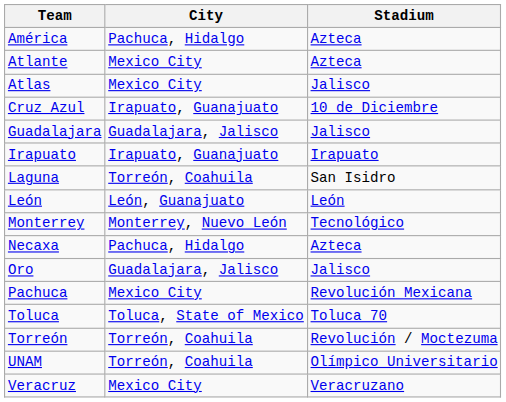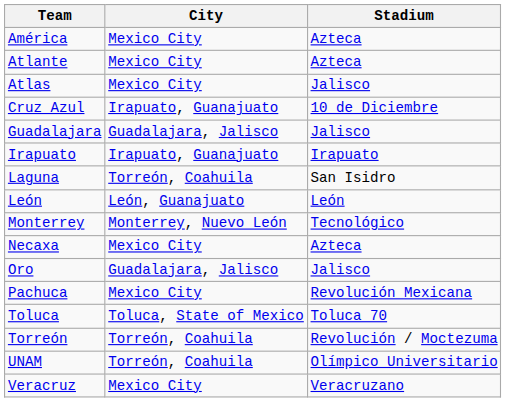(176, 39) Pachuca, Hidalgo -> (155, 39) Mexico City
(176, 247) Pachuca, Hidalgo -> (155, 247) Mexico City
